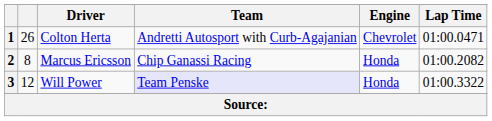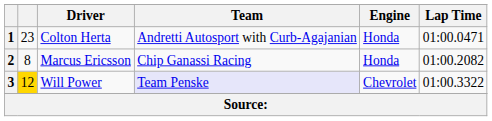(27, 38) 26 -> (27, 38) 23
(390, 38) Chevrolet -> (381, 38) Honda
(27, 82) no background -> (27, 82) gold background
(381, 82) Honda -> (390, 82) Chevrolet
